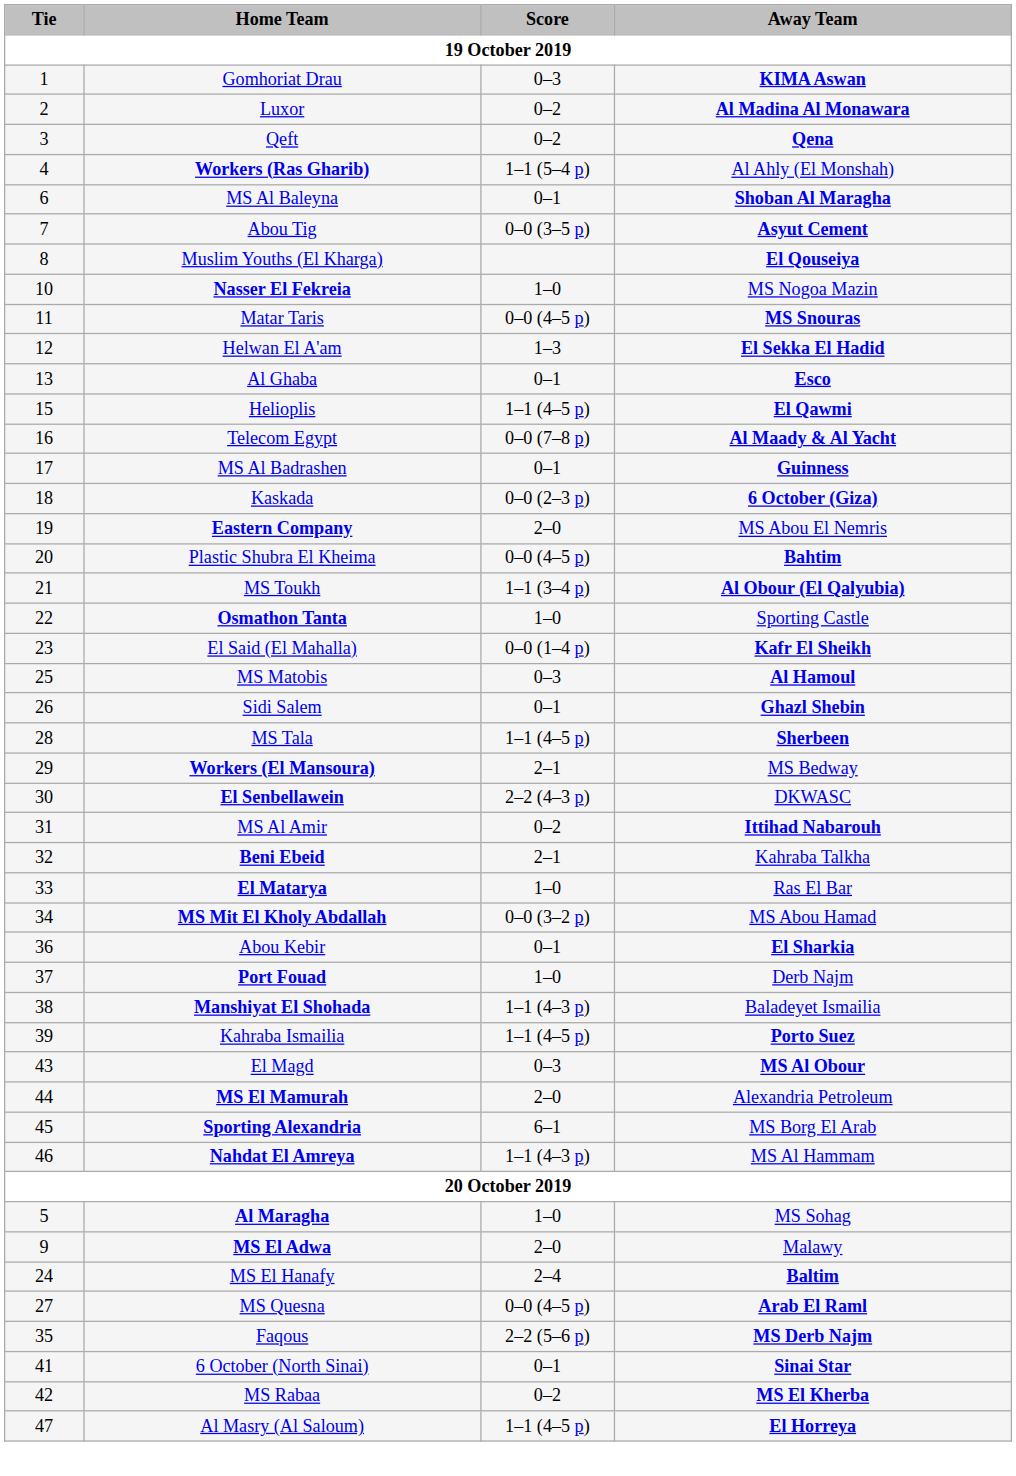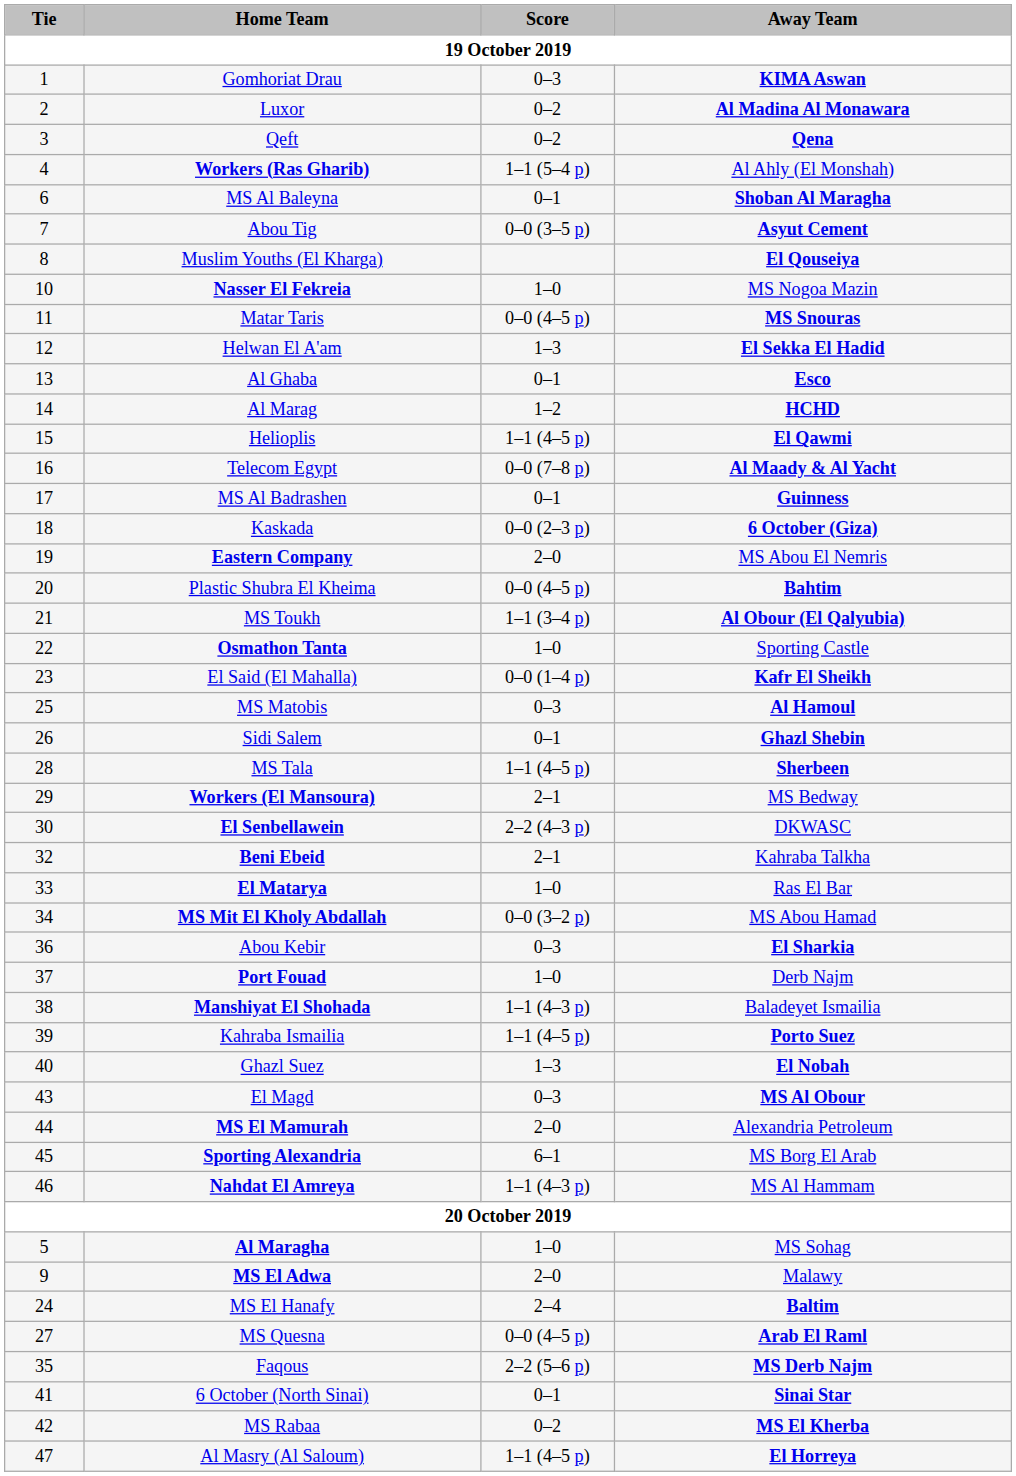+ row: (282, 408)
- row: (282, 827)
(547, 947) 0–1 -> (547, 947) 0–3
+ row: (282, 1067)
